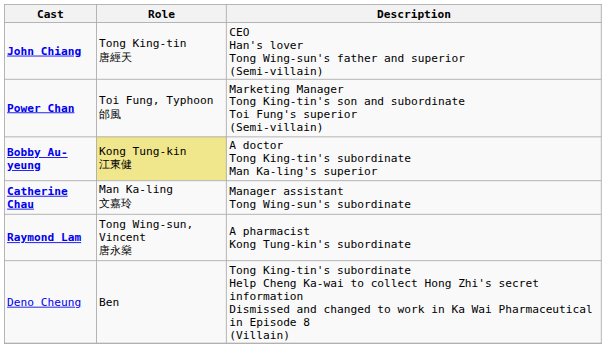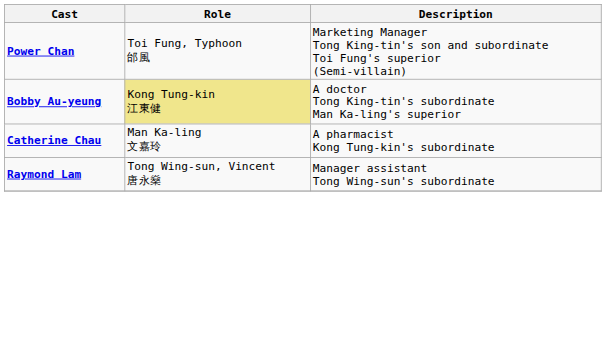- row: (44, 51)
(320, 197) Manager assistant Tong Wing-sun's subordinate -> (404, 140) A pharmacist Kong Tung-kin's subordinate
(320, 238) A pharmacist Kong Tung-kin's subordinate -> (404, 174) Manager assistant Tong Wing-sun's subordinate
- row: (44, 302)
